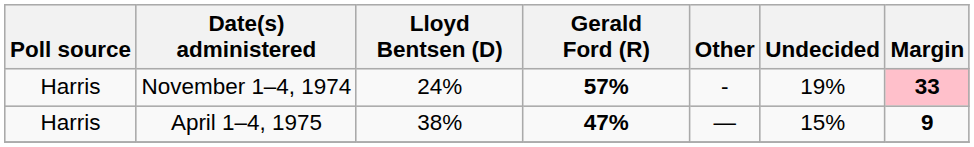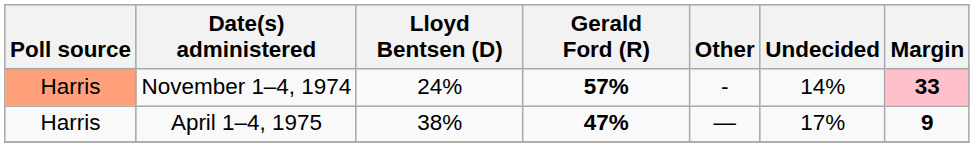(71, 86) no background -> (71, 86) lightsalmon background
(823, 86) 19% -> (823, 86) 14%
(823, 124) 15% -> (823, 124) 17%
